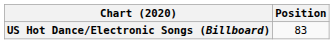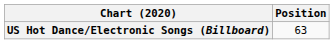(301, 30) 83 -> (301, 30) 63
